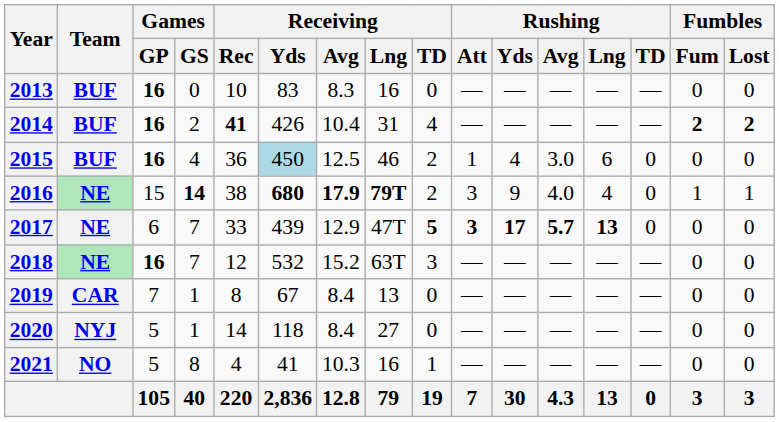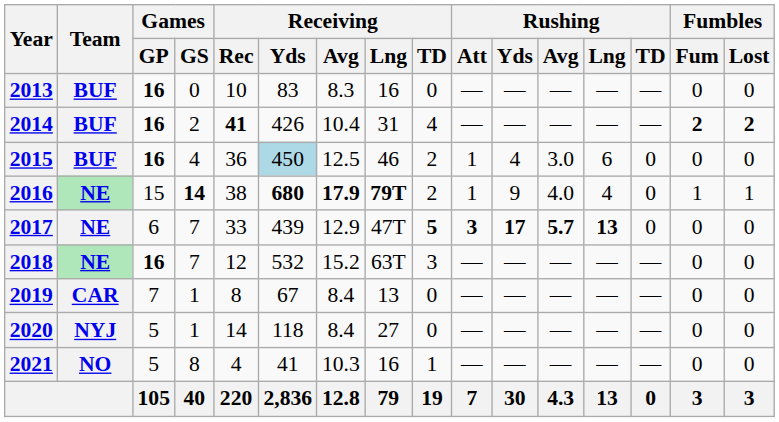(472, 192) 3 -> (472, 192) 1
